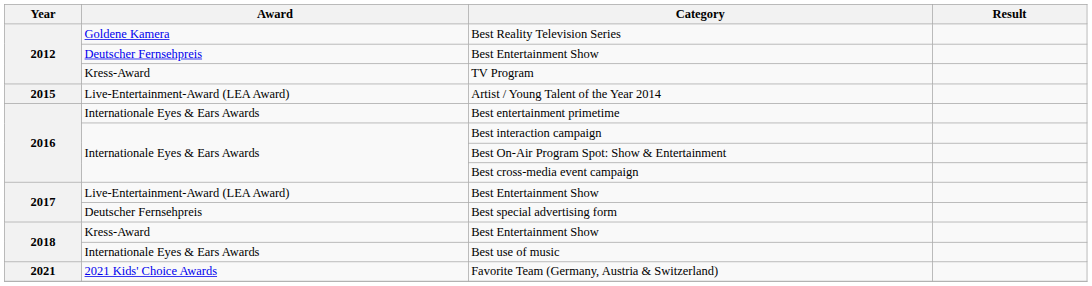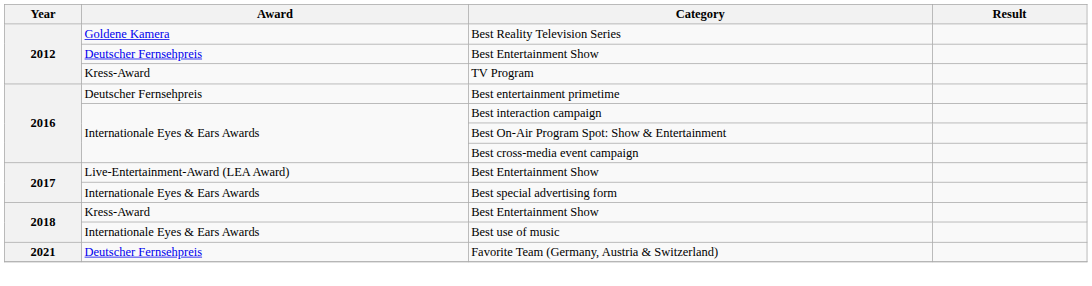- row: (43, 93)
(172, 113) Internationale Eyes & Ears Awards -> (143, 93) Deutscher Fernsehpreis
(143, 212) Deutscher Fernsehpreis -> (172, 192) Internationale Eyes & Ears Awards
(151, 271) 2021 Kids' Choice Awards -> (143, 251) Deutscher Fernsehpreis
